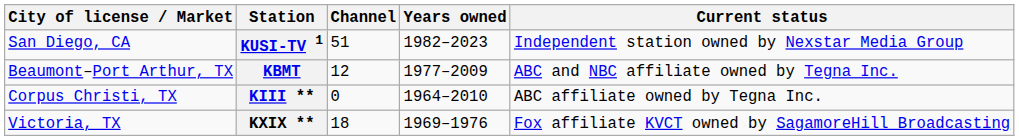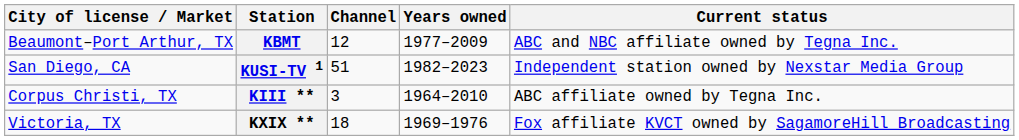rows swapped: (282, 45) <-> (282, 72)
(335, 98) 0 -> (335, 98) 3
